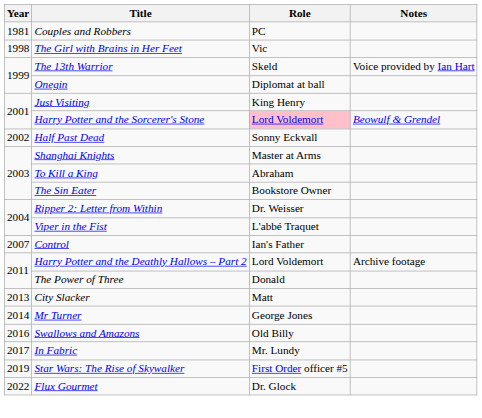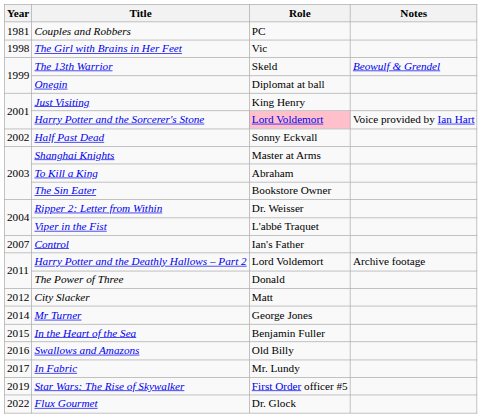(414, 66) Voice provided by Ian Hart -> (397, 66) Beowulf & Grendel
(397, 119) Beowulf & Grendel -> (414, 119) Voice provided by Ian Hart
(18, 297) 2013 -> (18, 297) 2012
+ row: (85, 333)
